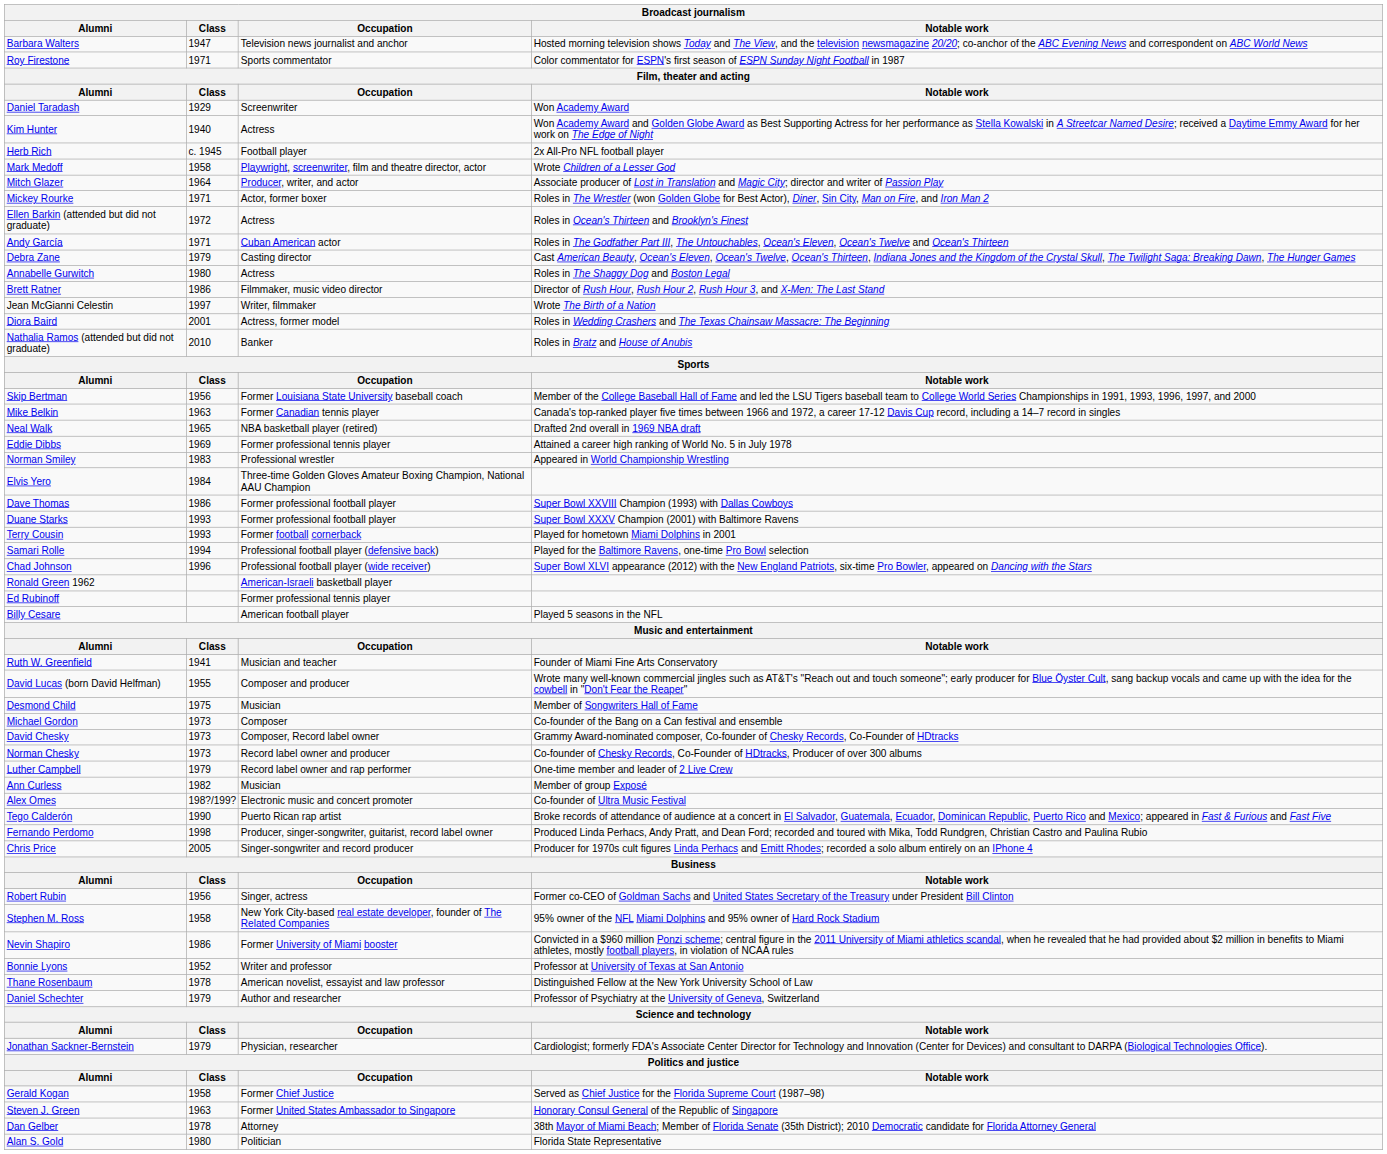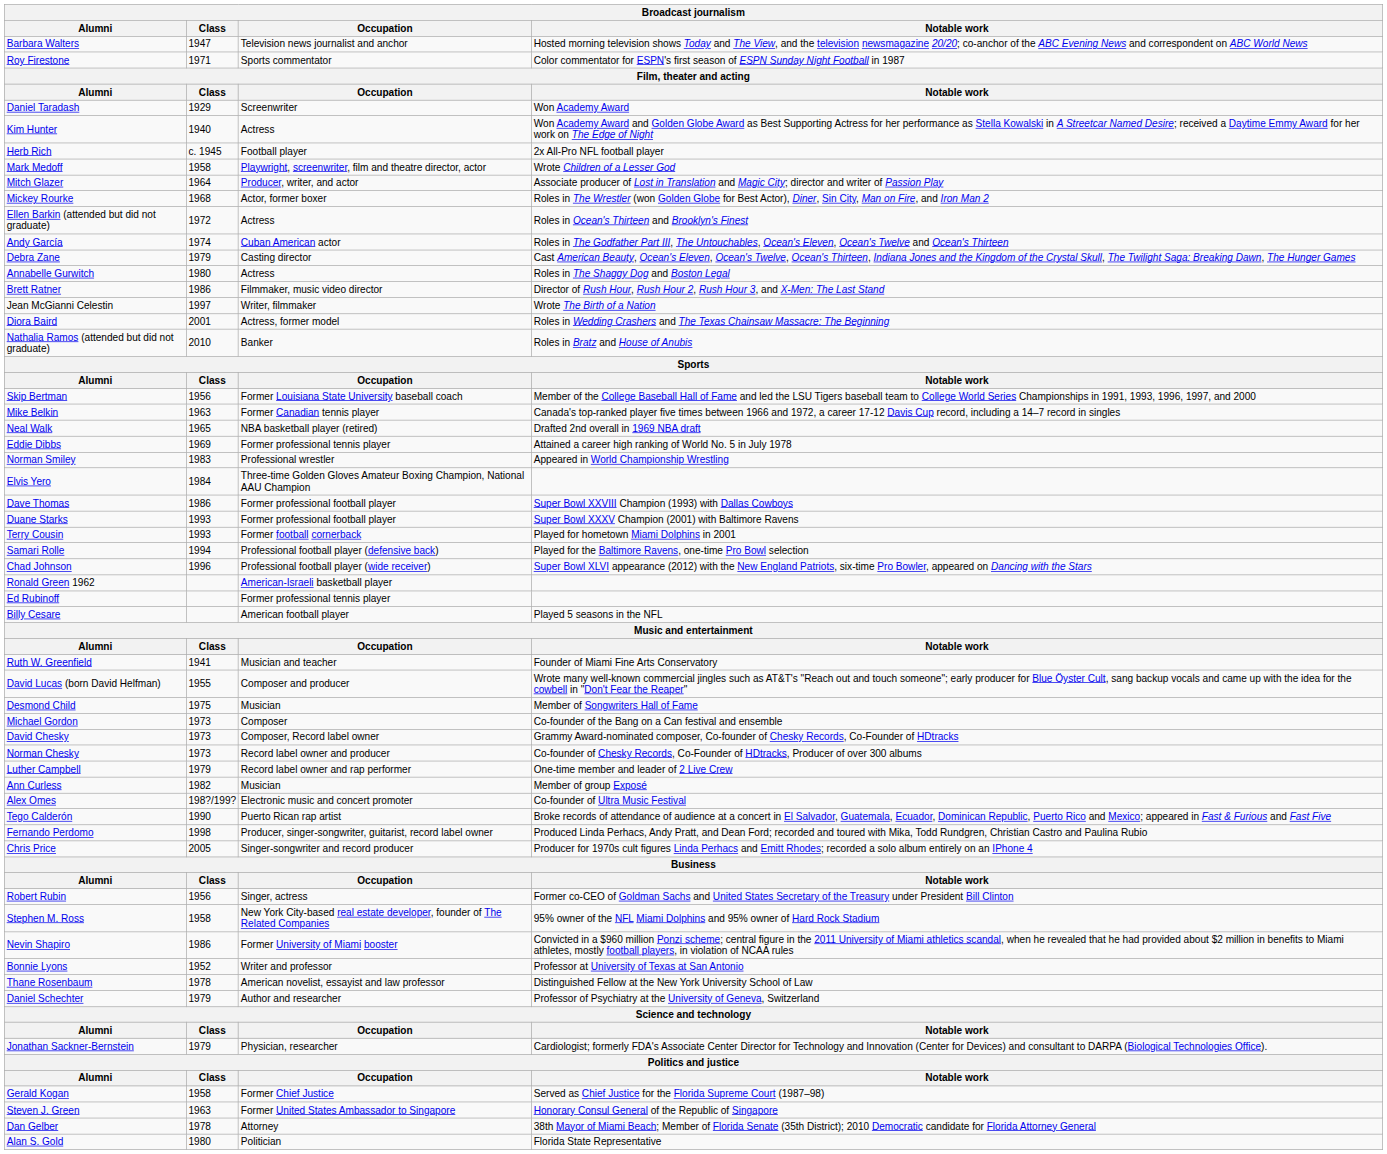(200, 199) 1971 -> (200, 199) 1968
(200, 242) 1971 -> (200, 242) 1974
